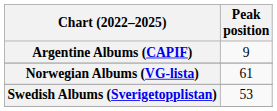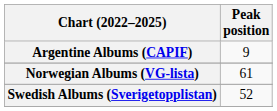(246, 95) 53 -> (246, 95) 52
